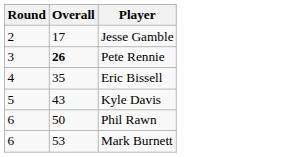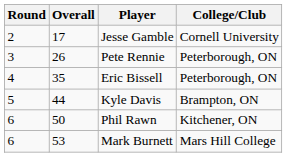+ column: (229, 15)
(59, 57) bold -> (59, 57) normal
(59, 99) 43 -> (59, 99) 44
